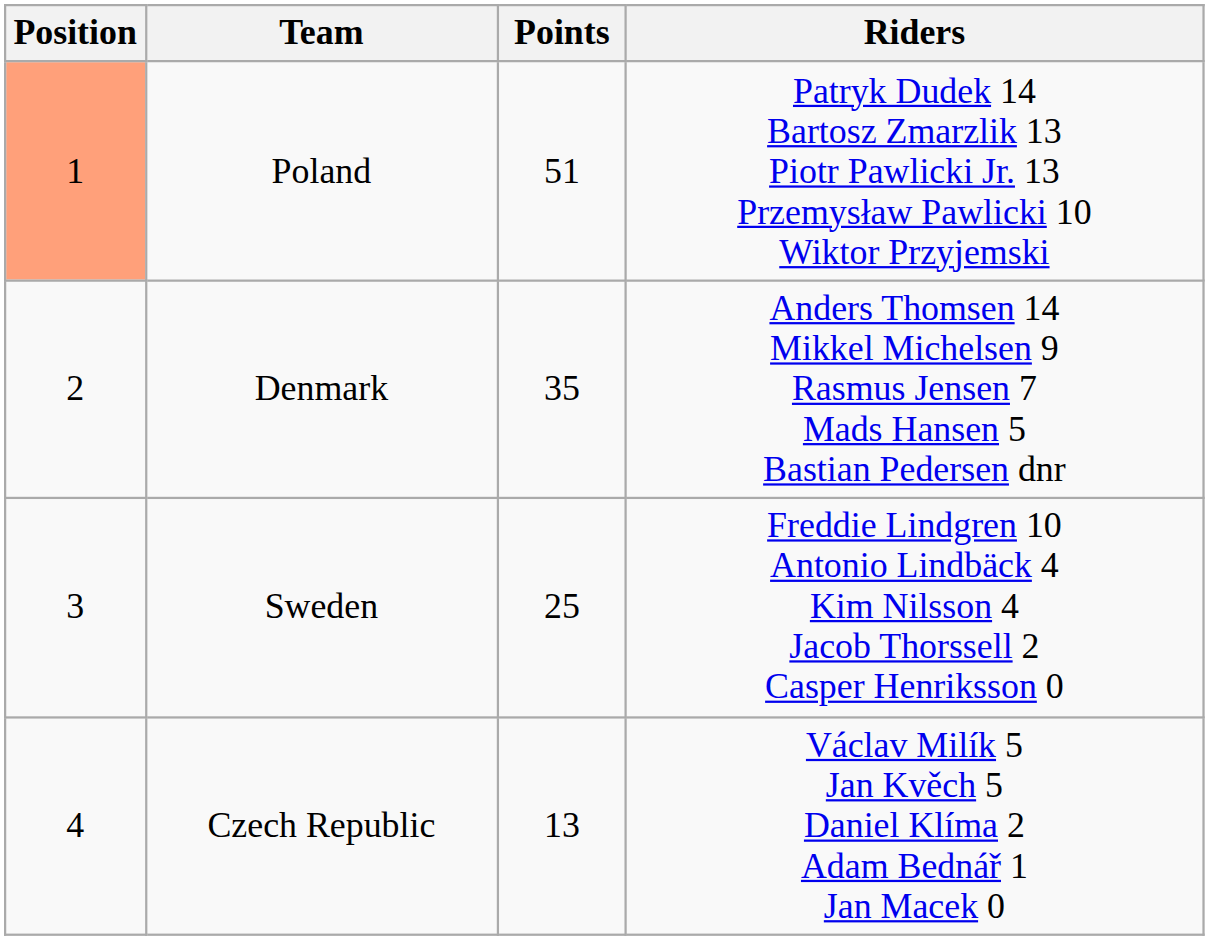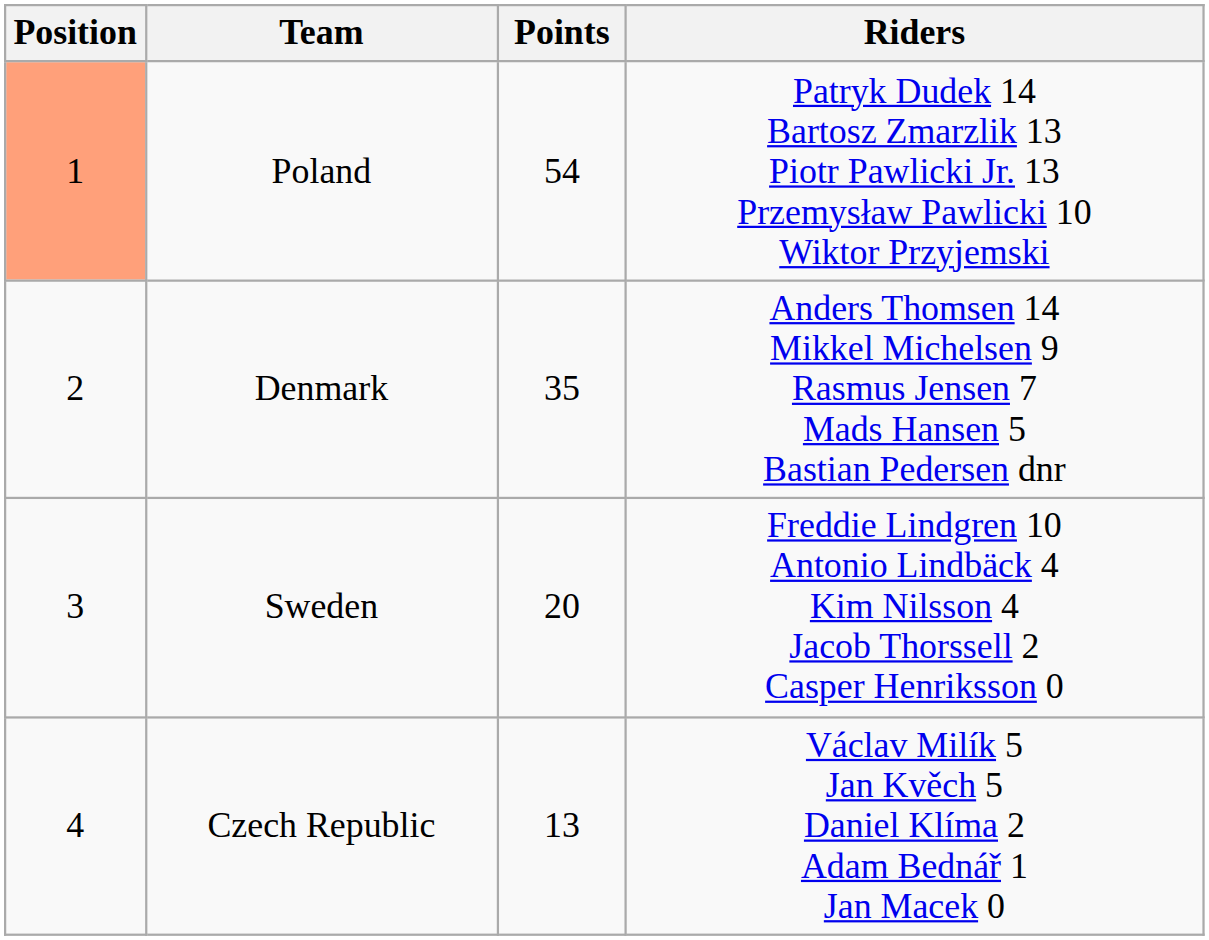(562, 170) 51 -> (562, 170) 54
(562, 606) 25 -> (562, 606) 20
